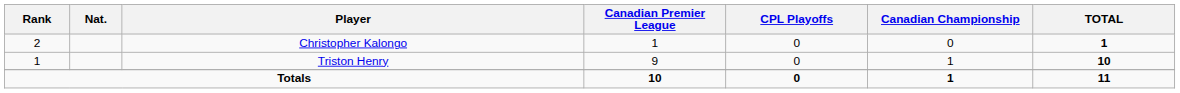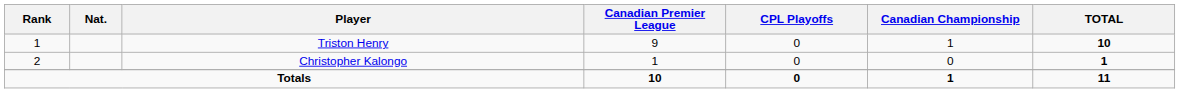rows swapped: (353, 60) <-> (353, 42)
